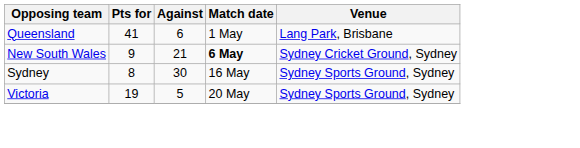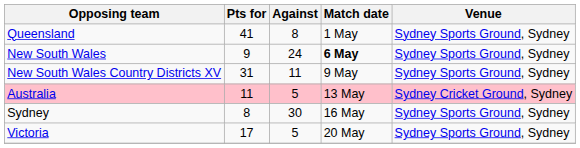(180, 34) 6 -> (295, 34) 8
(336, 34) Lang Park, Brisbane -> (482, 34) Sydney Sports Ground, Sydney
(180, 53) 21 -> (295, 53) 24
(368, 53) Sydney Cricket Ground, Sydney -> (482, 53) Sydney Sports Ground, Sydney
+ row: (114, 73)
+ row: (32, 93)
(132, 93) 19 -> (247, 133) 17
